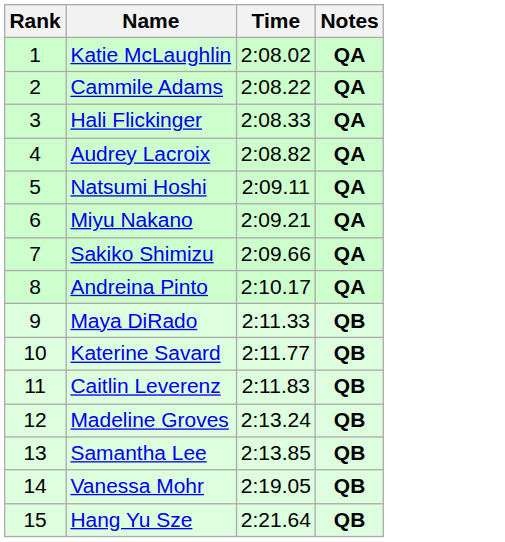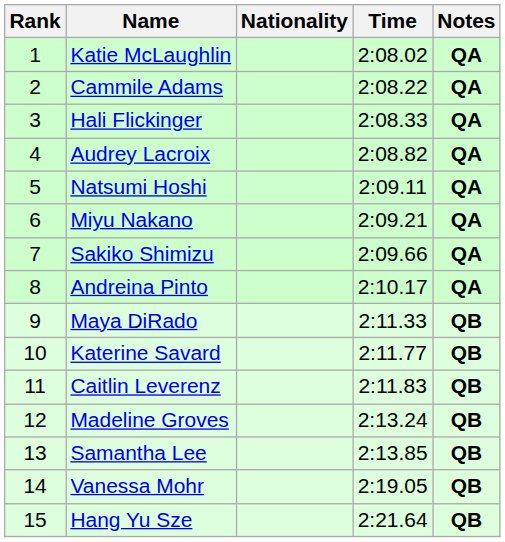+ column: (294, 21)
